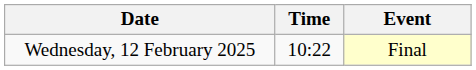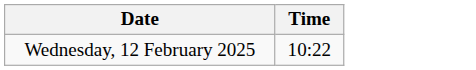- column: (407, 19)
